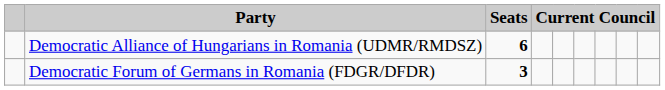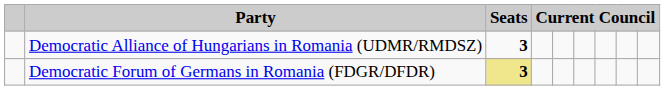(523, 44) 6 -> (523, 44) 3
(523, 71) no background -> (523, 71) khaki background
